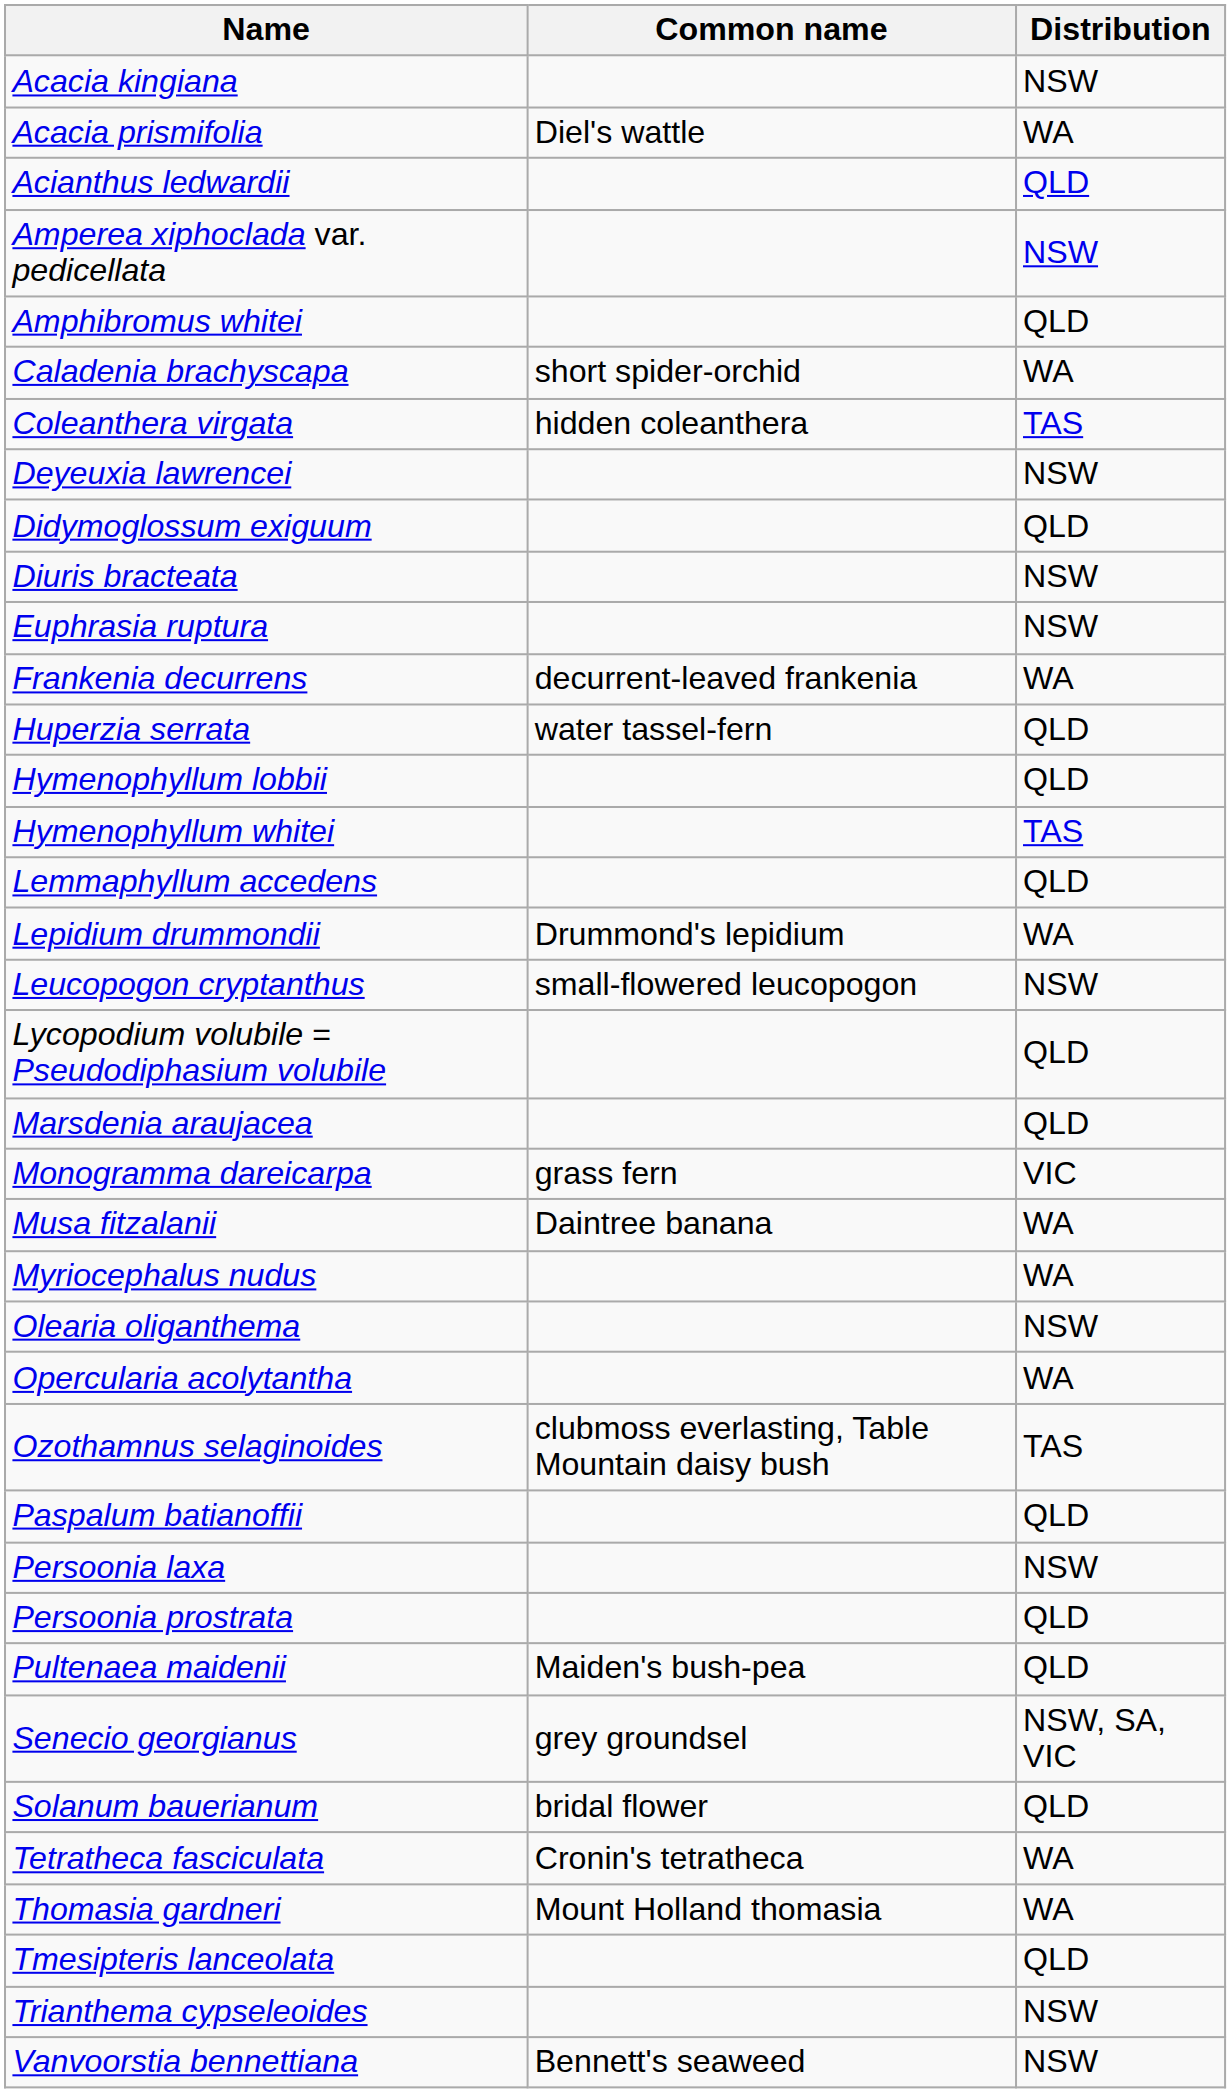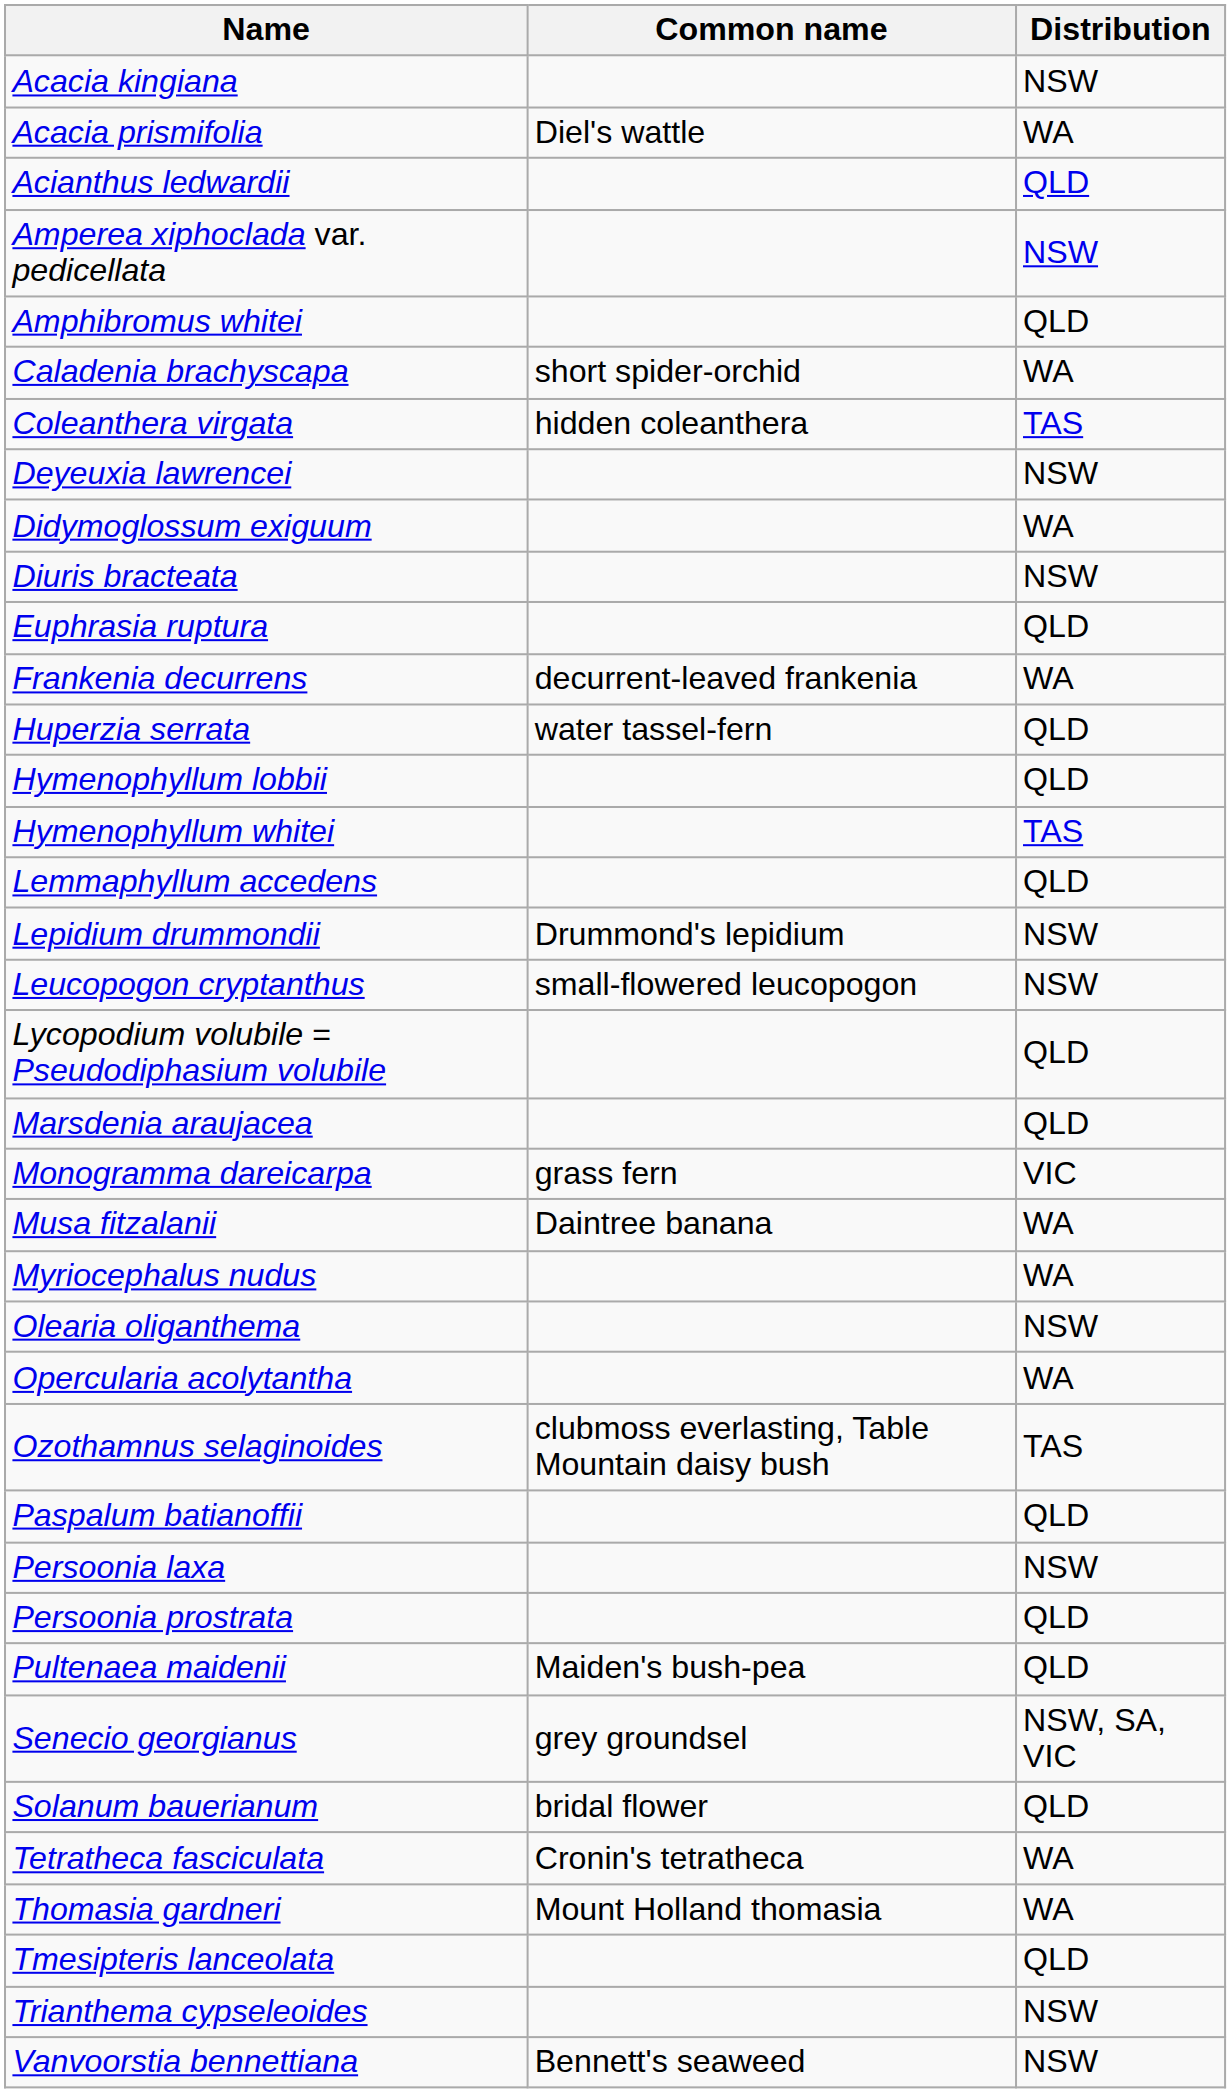(1056, 525) QLD -> (1048, 525) WA
(1061, 627) NSW -> (1056, 627) QLD
(1048, 933) WA -> (1061, 933) NSW
